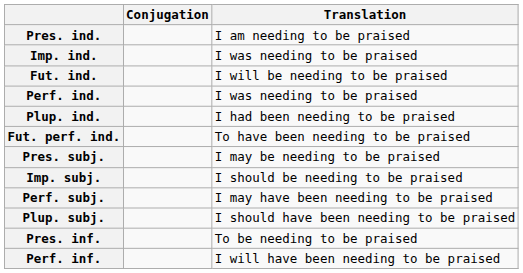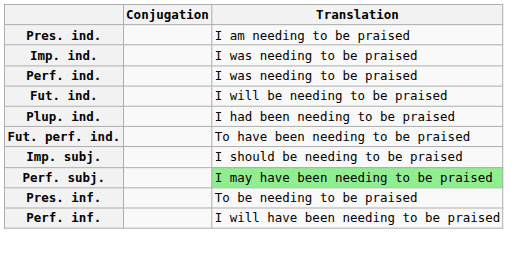rows swapped: (64, 76) <-> (64, 96)
- row: (64, 157)
(354, 198) no background -> (354, 177) lightgreen background
- row: (64, 218)
